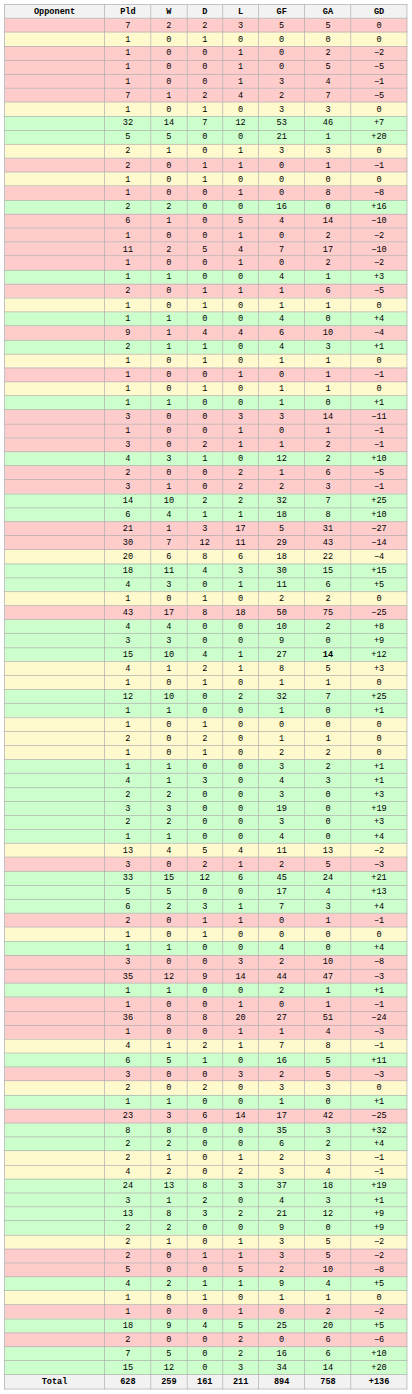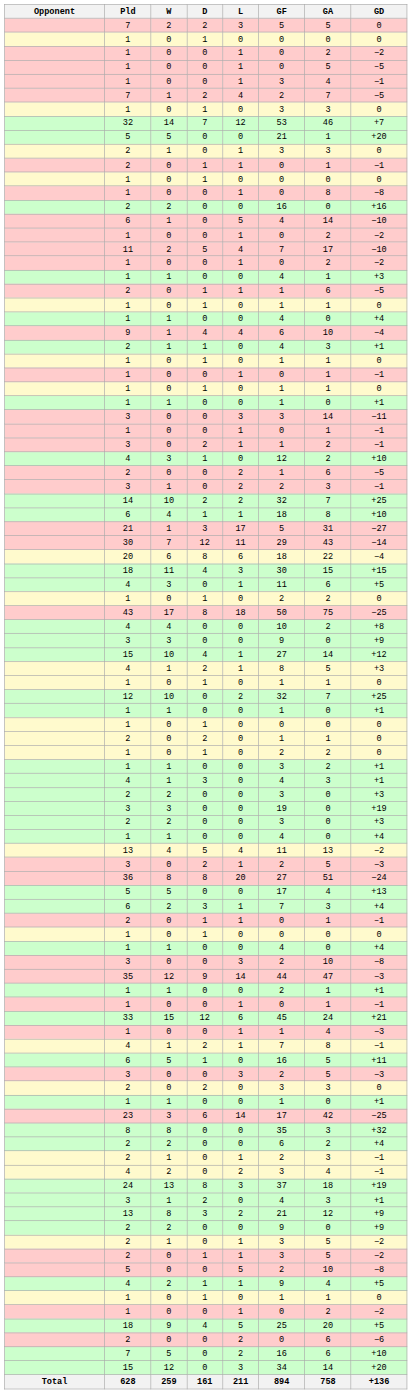(328, 655) bold -> (328, 655) normal
rows swapped: (128, 878) <-> (128, 1018)
